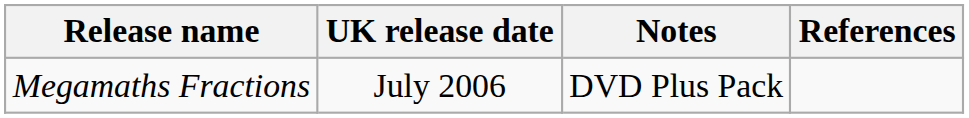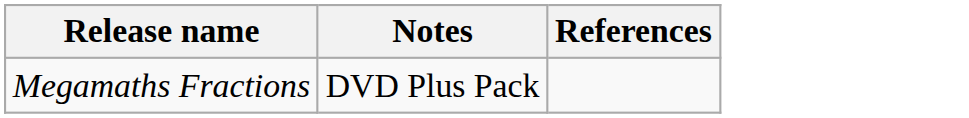- column: (440, 31)
